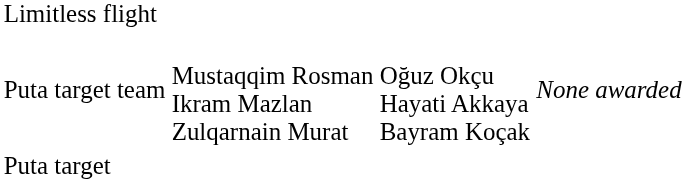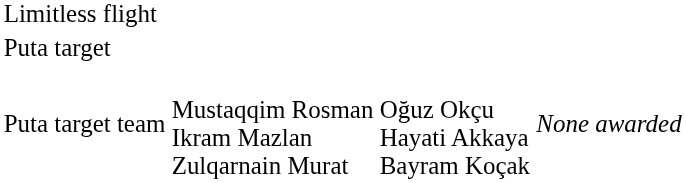rows swapped: (57, 166) <-> (85, 89)
